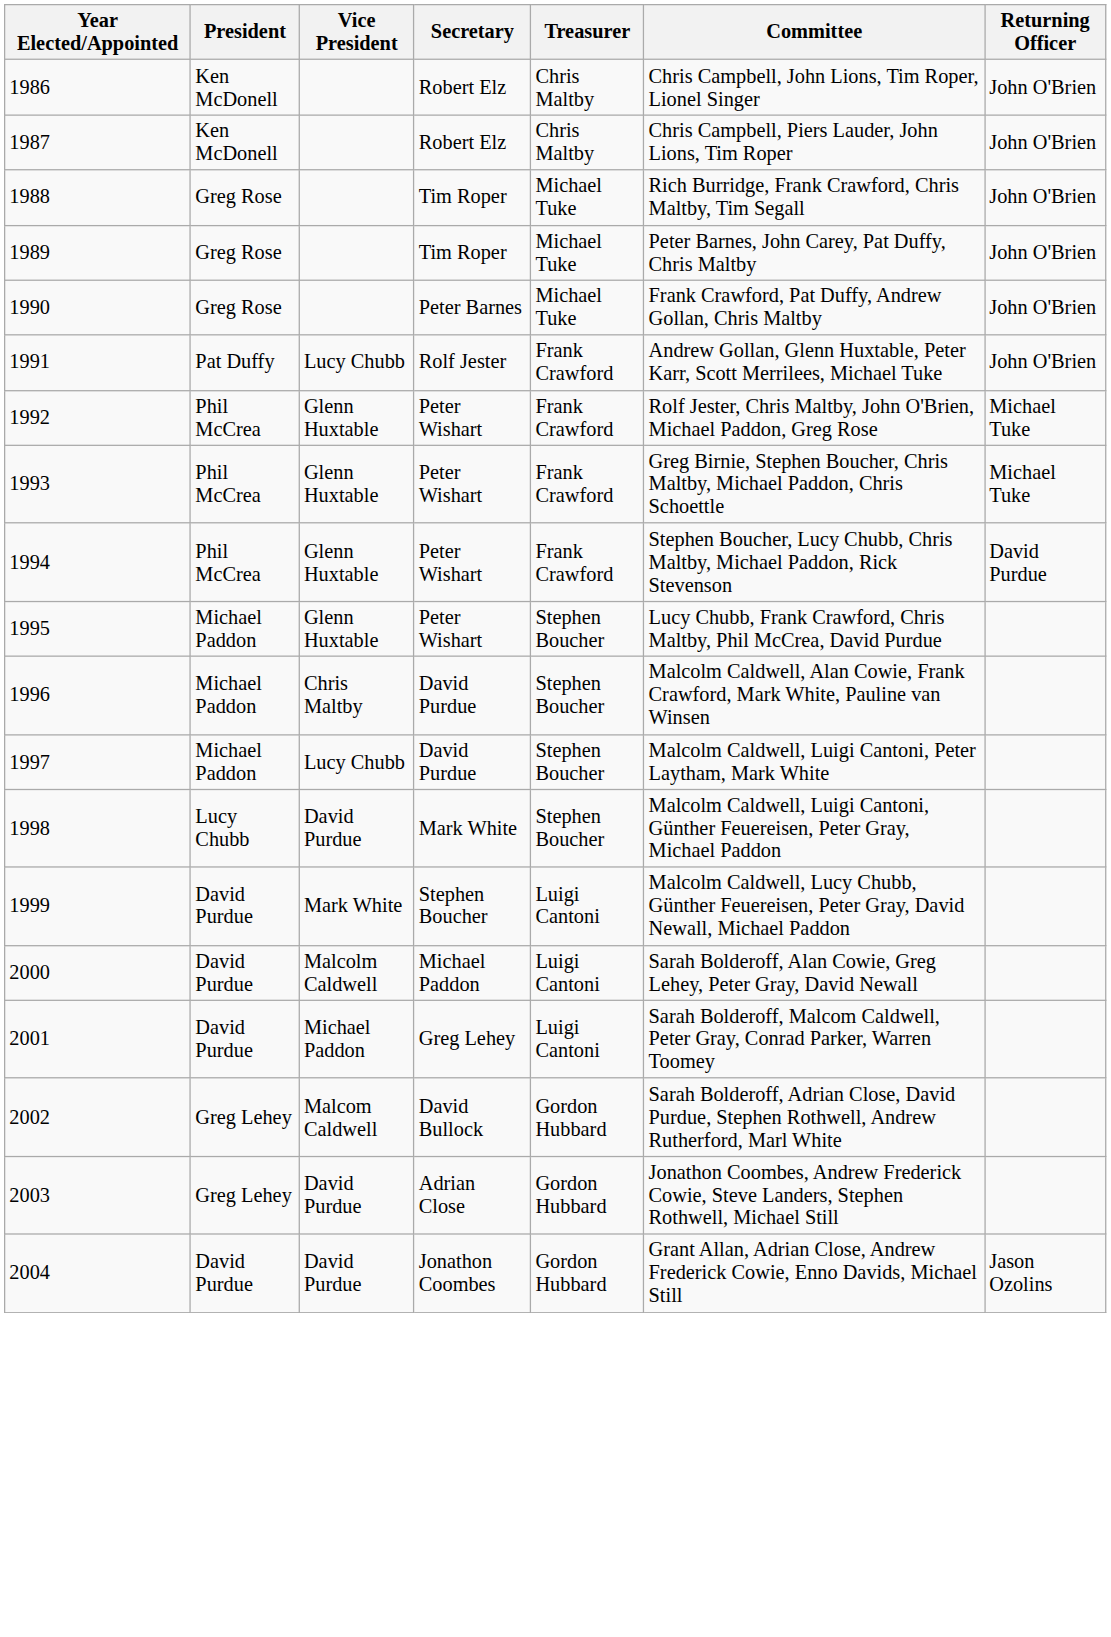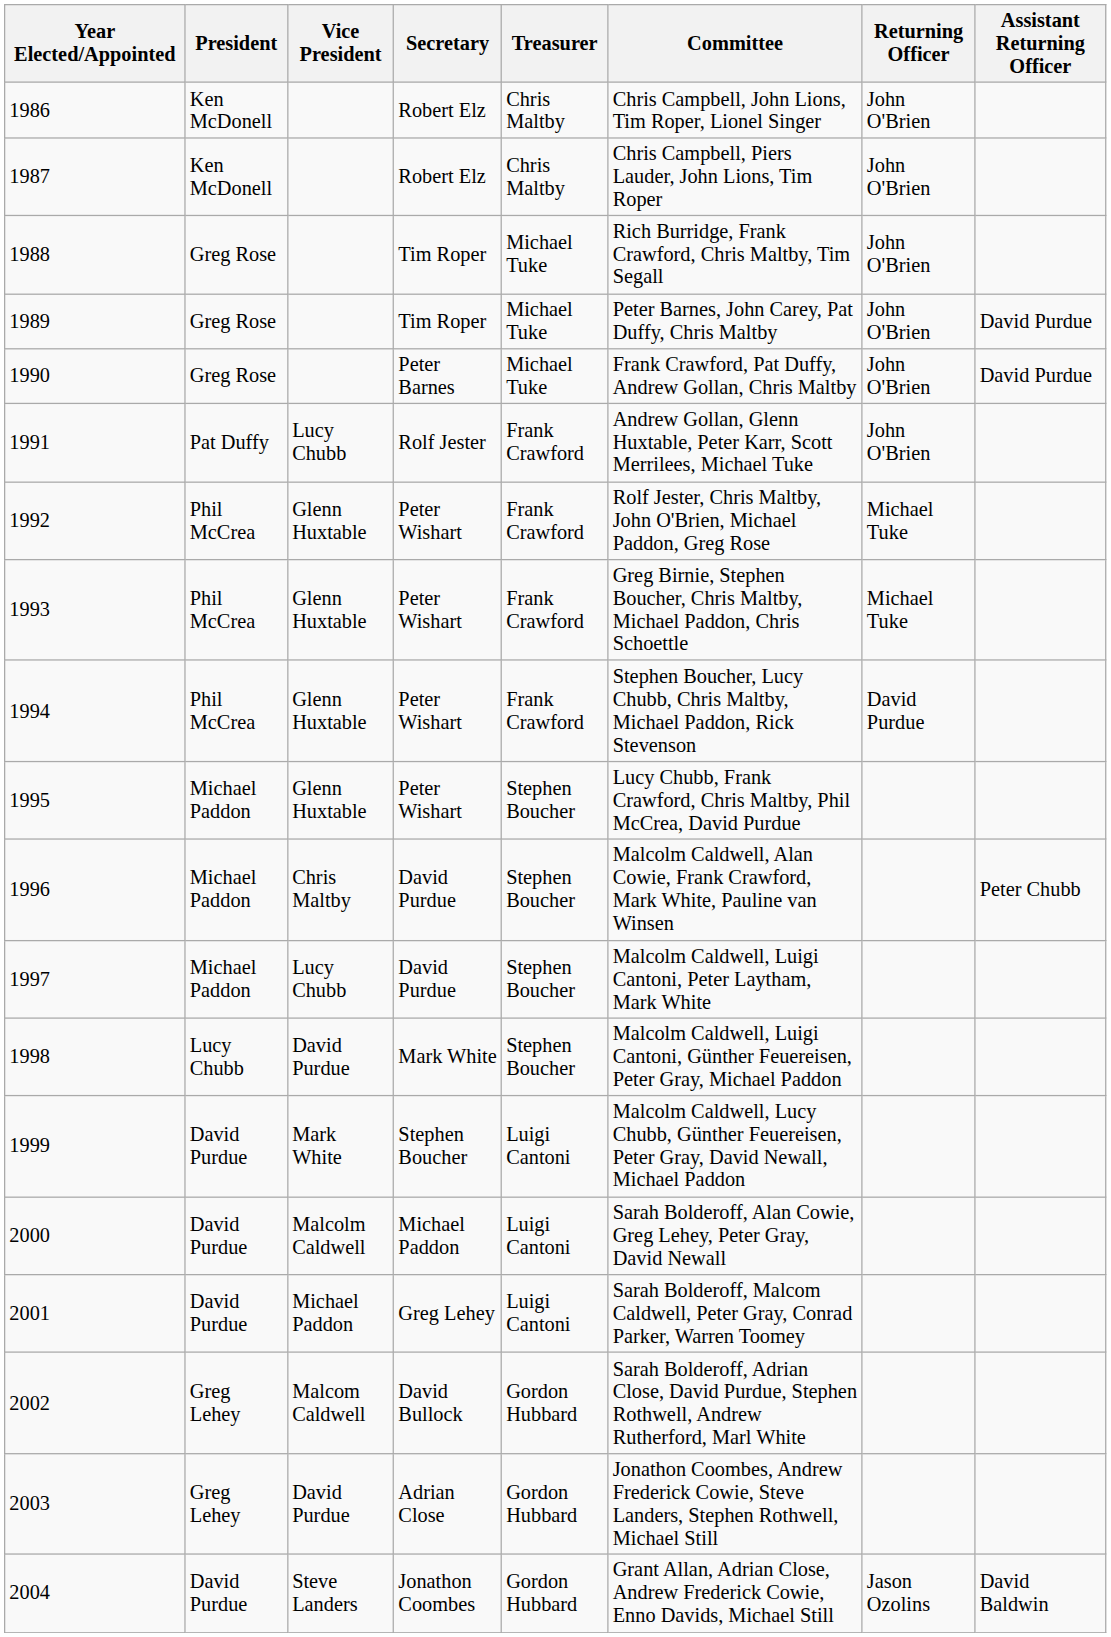+ column: (1040, 43)
(333, 1272) David Purdue -> (325, 1593) Steve Landers
